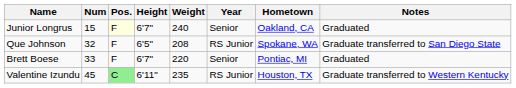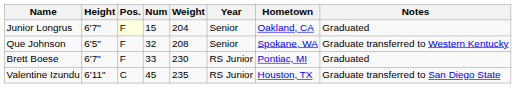columns swapped: (95, 12) <-> (152, 12)
(180, 28) 240 -> (180, 28) 204
(231, 43) RS Junior -> (224, 43) Senior
(411, 43) Graduate transferred to San Diego State -> (415, 43) Graduate transferred to Western Kentucky
(180, 59) 220 -> (180, 59) 230
(224, 59) Senior -> (231, 59) RS Junior
(115, 75) lightgreen background -> (123, 75) no background
(415, 75) Graduate transferred to Western Kentucky -> (411, 75) Graduate transferred to San Diego State
